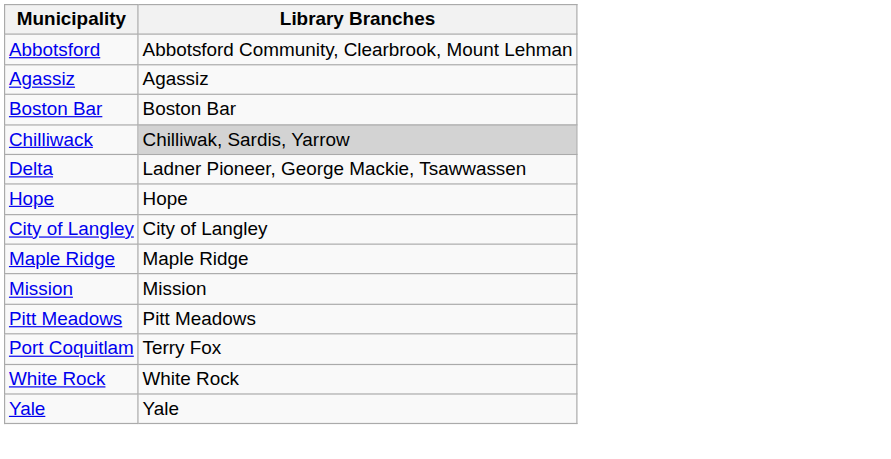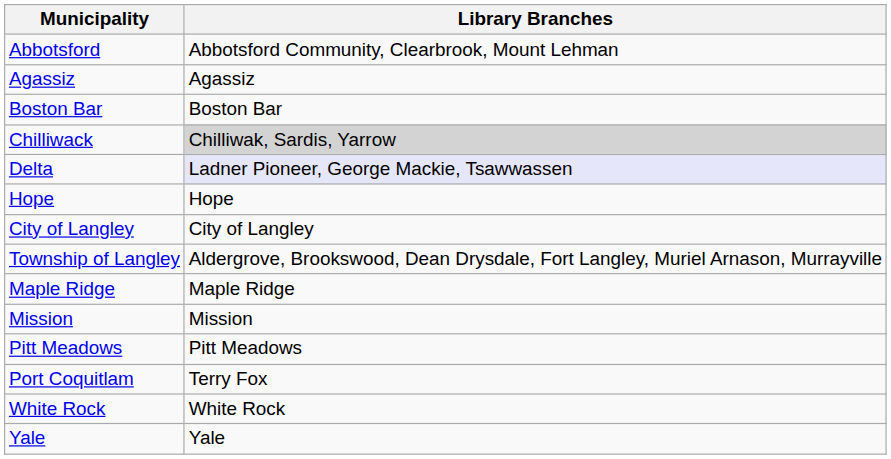(334, 169) no background -> (381, 169) lavender background
+ row: (94, 259)
